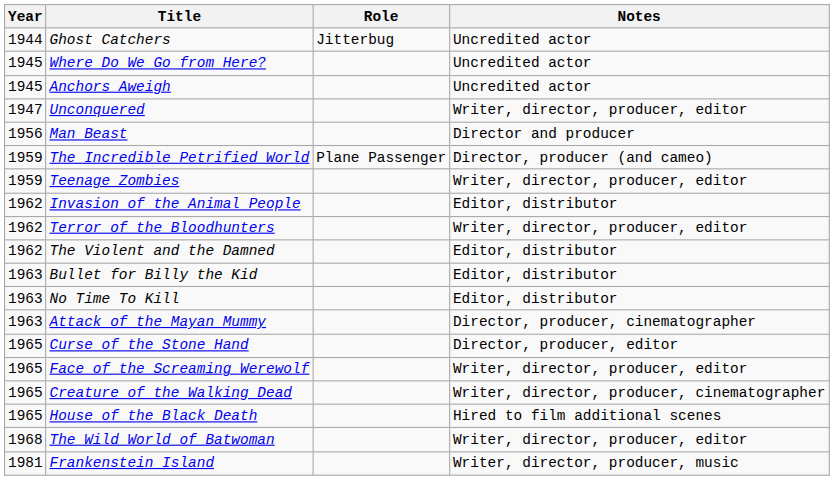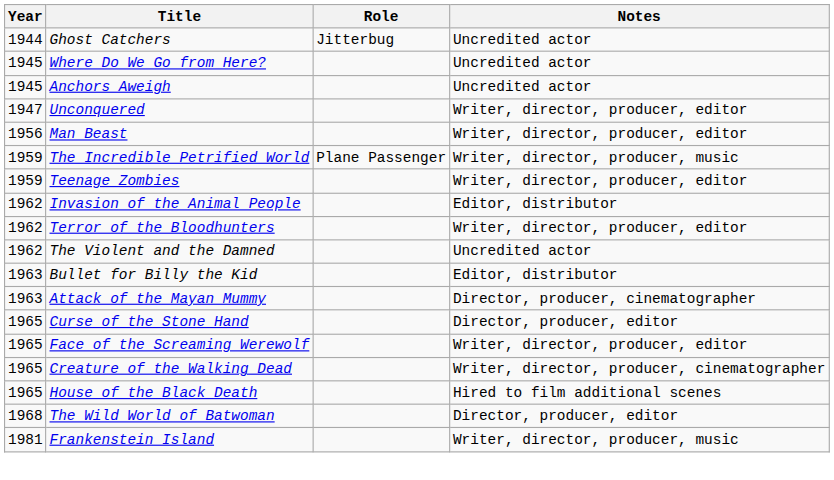(544, 134) Director and producer -> (600, 134) Writer, director, producer, editor
(583, 157) Director, producer (and cameo) -> (596, 157) Writer, director, producer, music
(535, 251) Editor, distributor -> (522, 251) Uncredited actor
- row: (114, 299)
(600, 440) Writer, director, producer, editor -> (566, 416) Director, producer, editor
